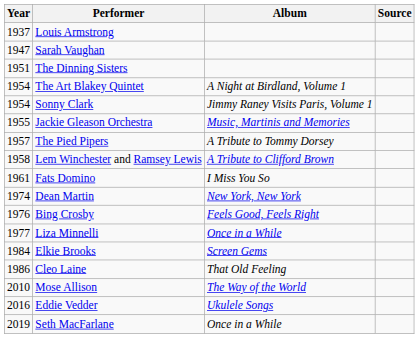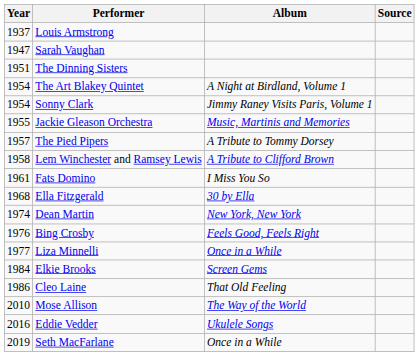+ row: (69, 196)
